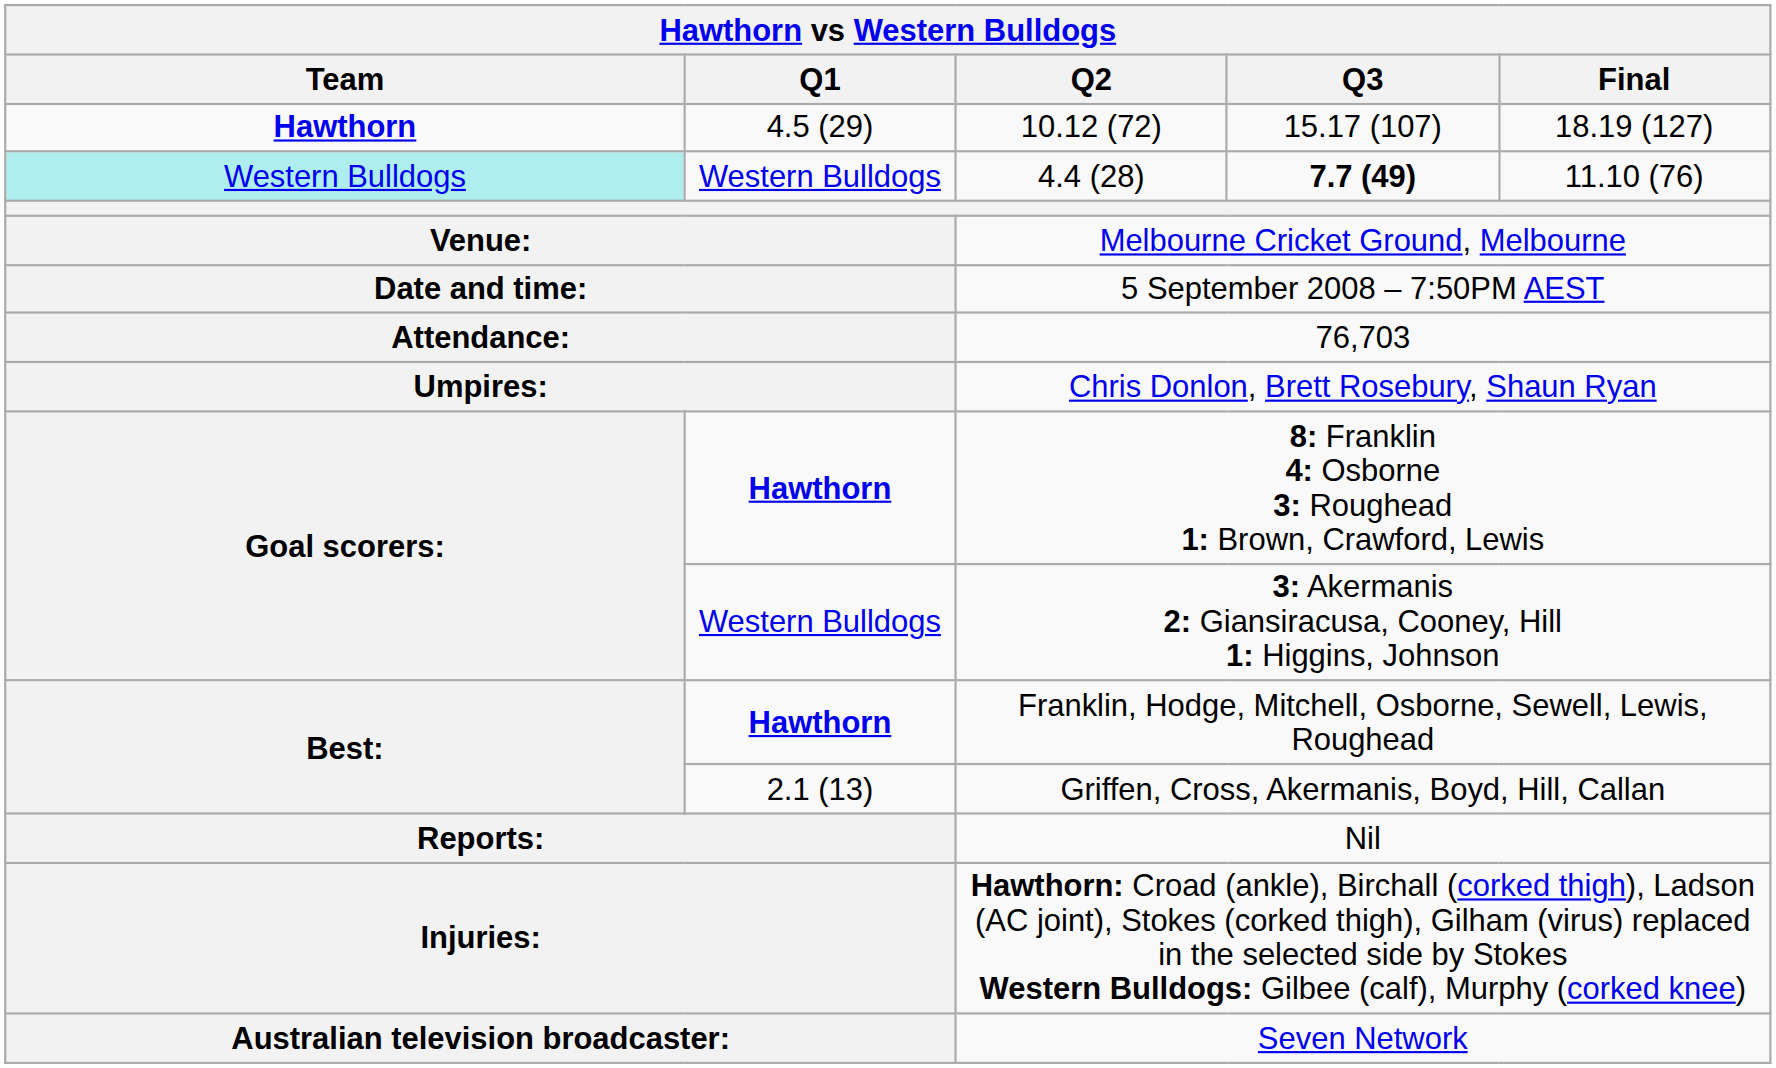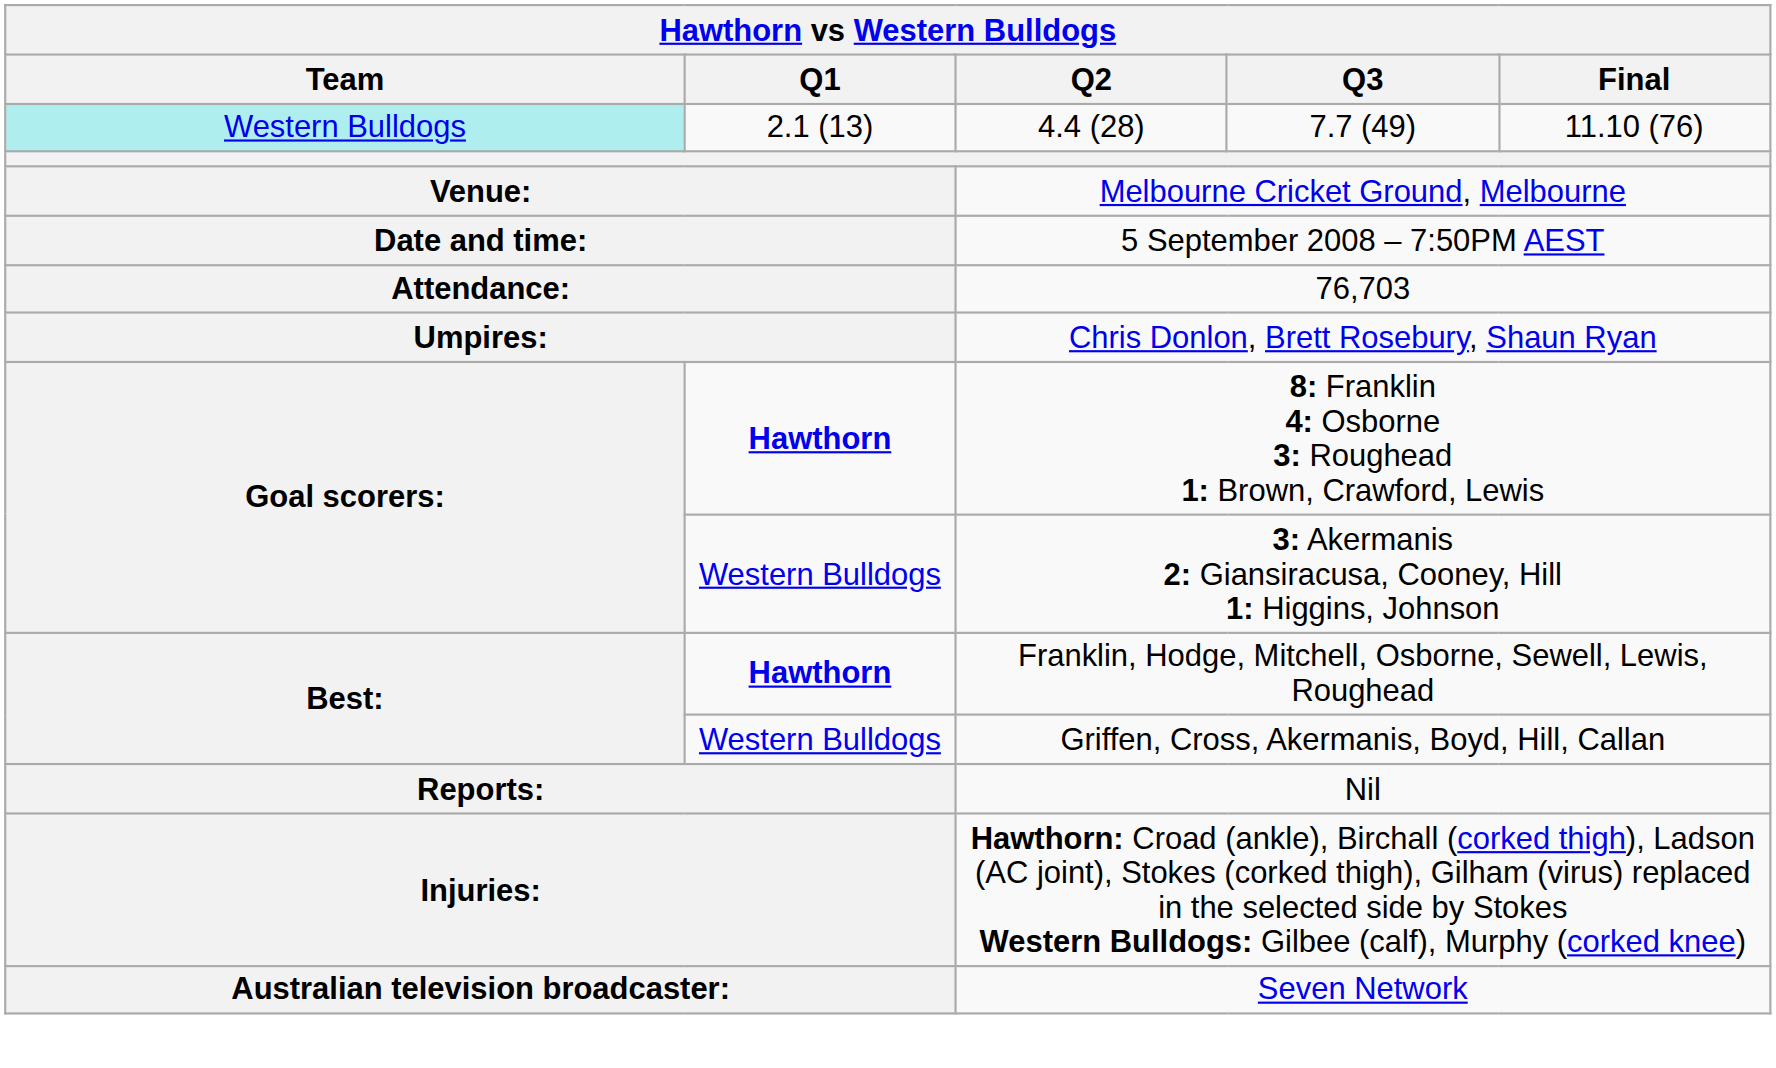- row: (1091, 128)
(820, 177) Western Bulldogs -> (820, 128) 2.1 (13)
(1363, 177) bold -> (1363, 128) normal
(820, 789) 2.1 (13) -> (820, 740) Western Bulldogs
